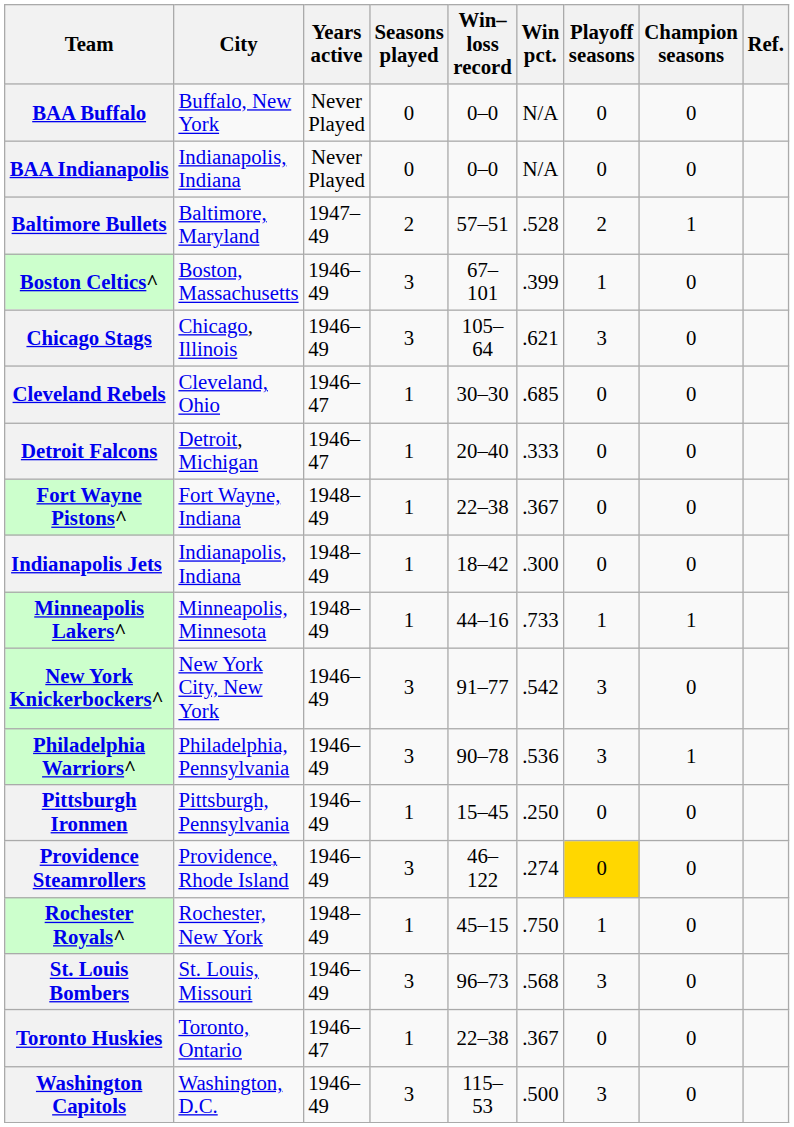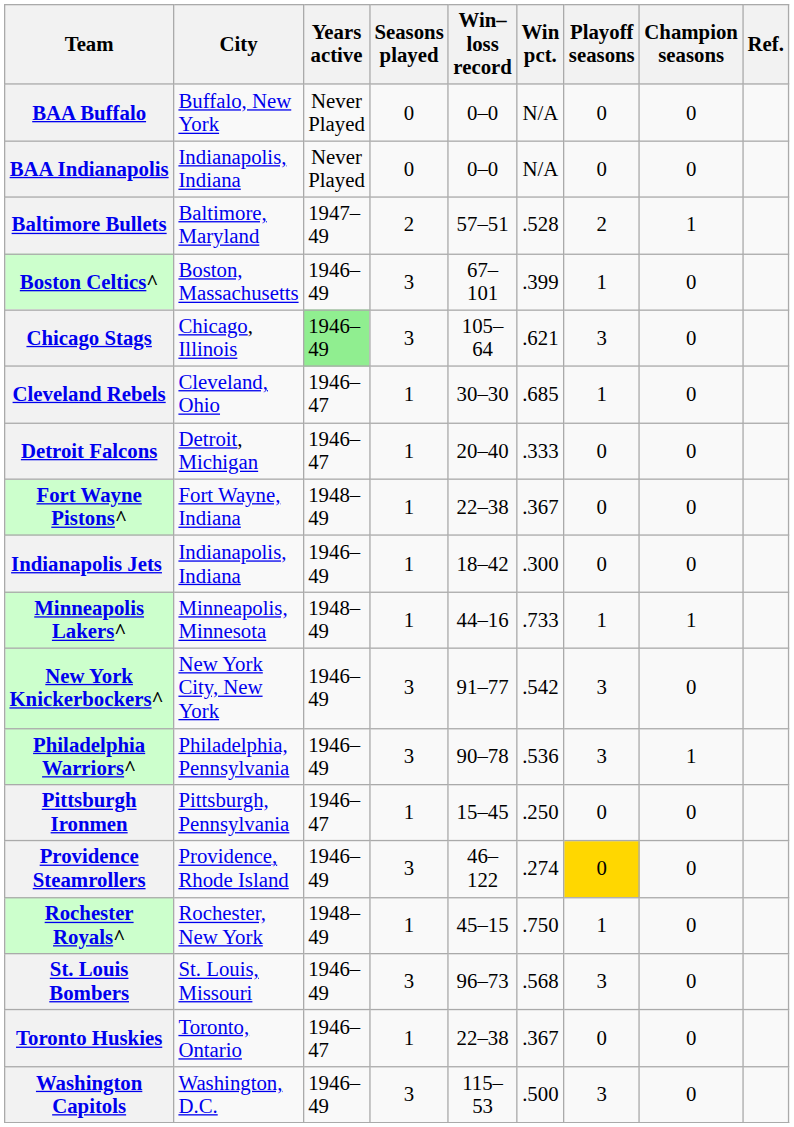(334, 338) no background -> (334, 338) lightgreen background
(602, 394) 0 -> (602, 394) 1
(334, 563) 1948–49 -> (334, 563) 1946–49
(334, 812) 1946–49 -> (334, 812) 1946–47
